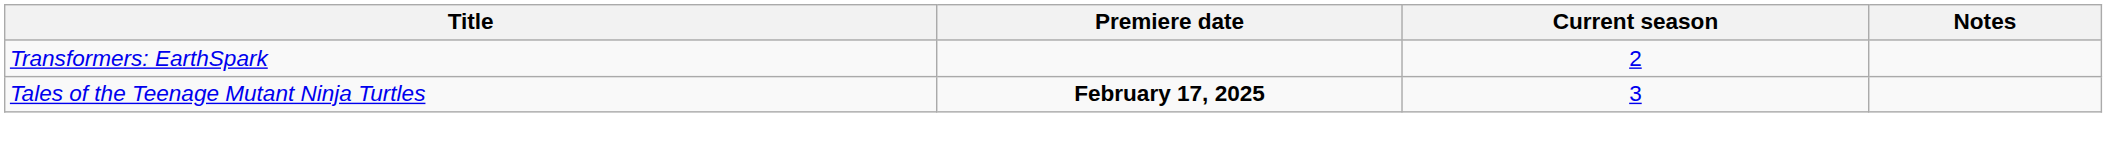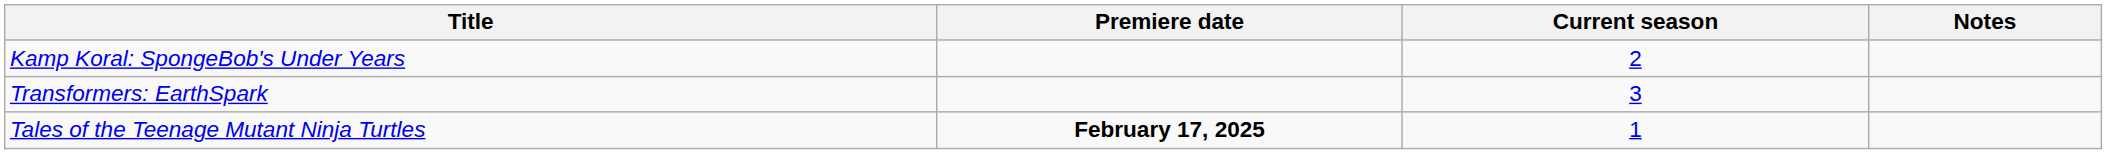+ row: (207, 58)
(1635, 58) 2 -> (1635, 93) 3
(1635, 93) 3 -> (1635, 129) 1
